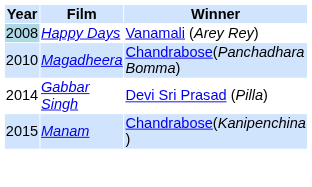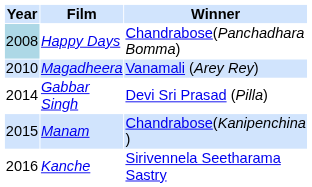(192, 33) Vanamali (Arey Rey) -> (215, 41) Chandrabose(Panchadhara Bomma)
(215, 60) Chandrabose(Panchadhara Bomma) -> (192, 68) Vanamali (Arey Rey)
+ row: (66, 166)
